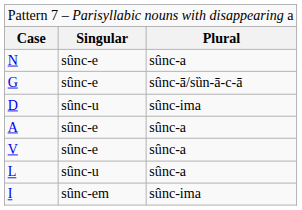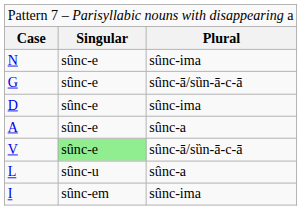(168, 60) sûnc-a -> (175, 60) sûnc-ima
(80, 104) sûnc-u -> (80, 104) sûnc-e
(80, 149) no background -> (80, 149) lightgreen background
(168, 149) sûnc-a -> (196, 149) sûnc-ā/sȕn-ā-c-ā
